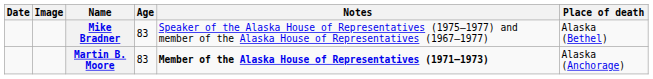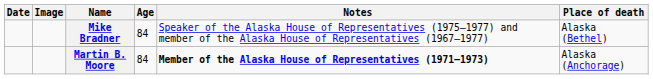(143, 33) 83 -> (143, 33) 84
(143, 60) 83 -> (143, 60) 84
